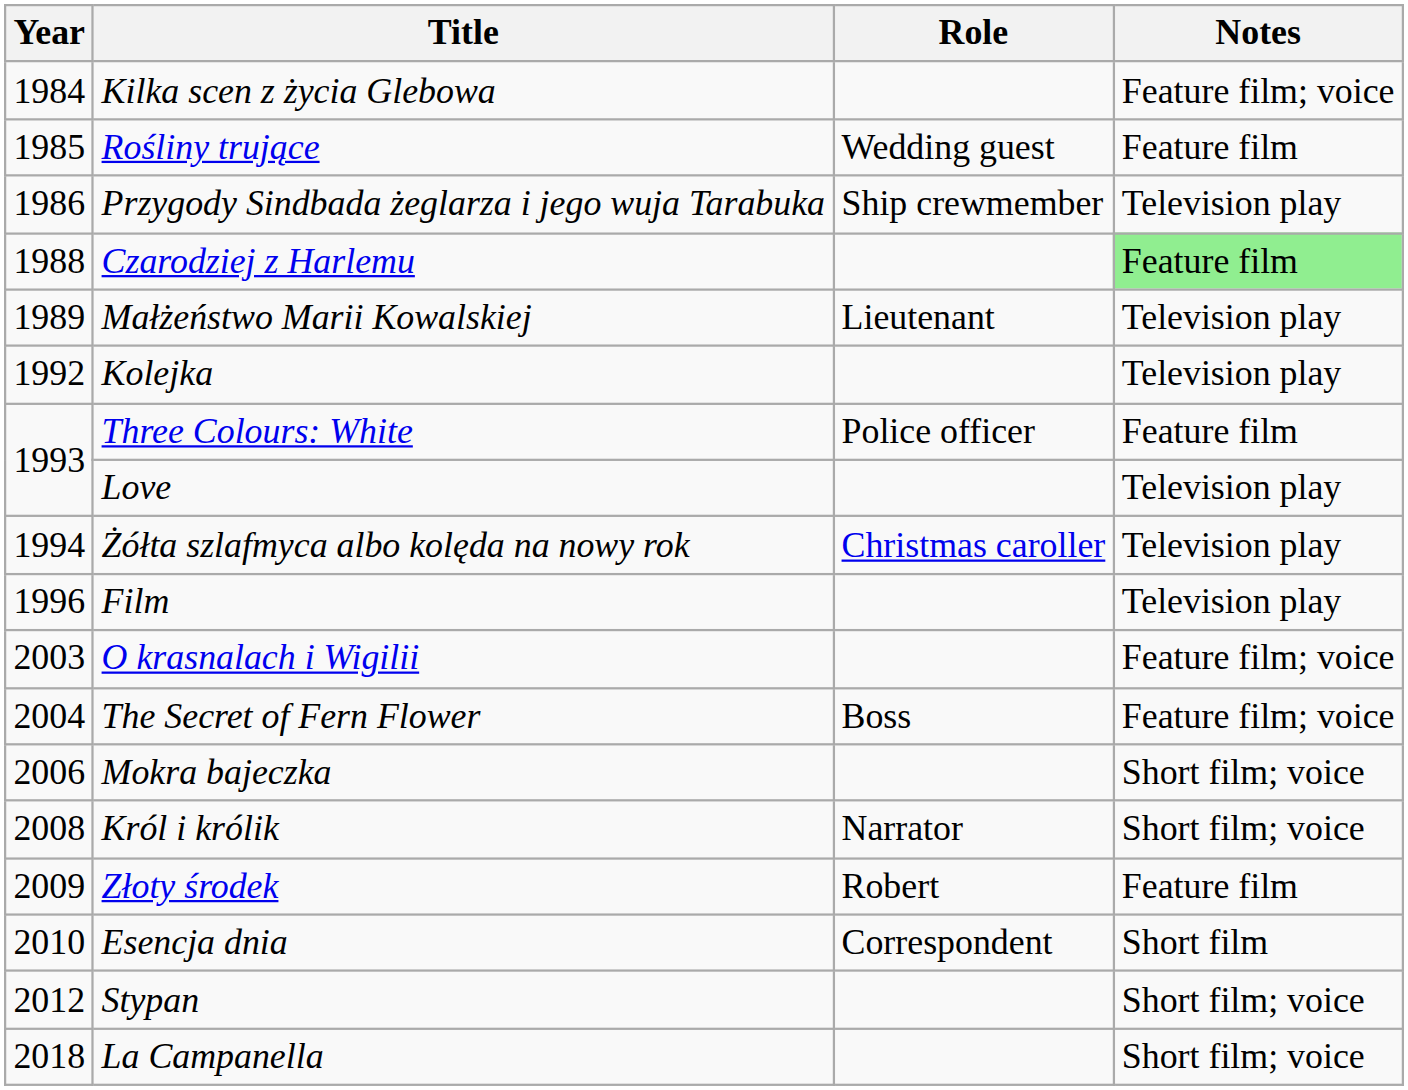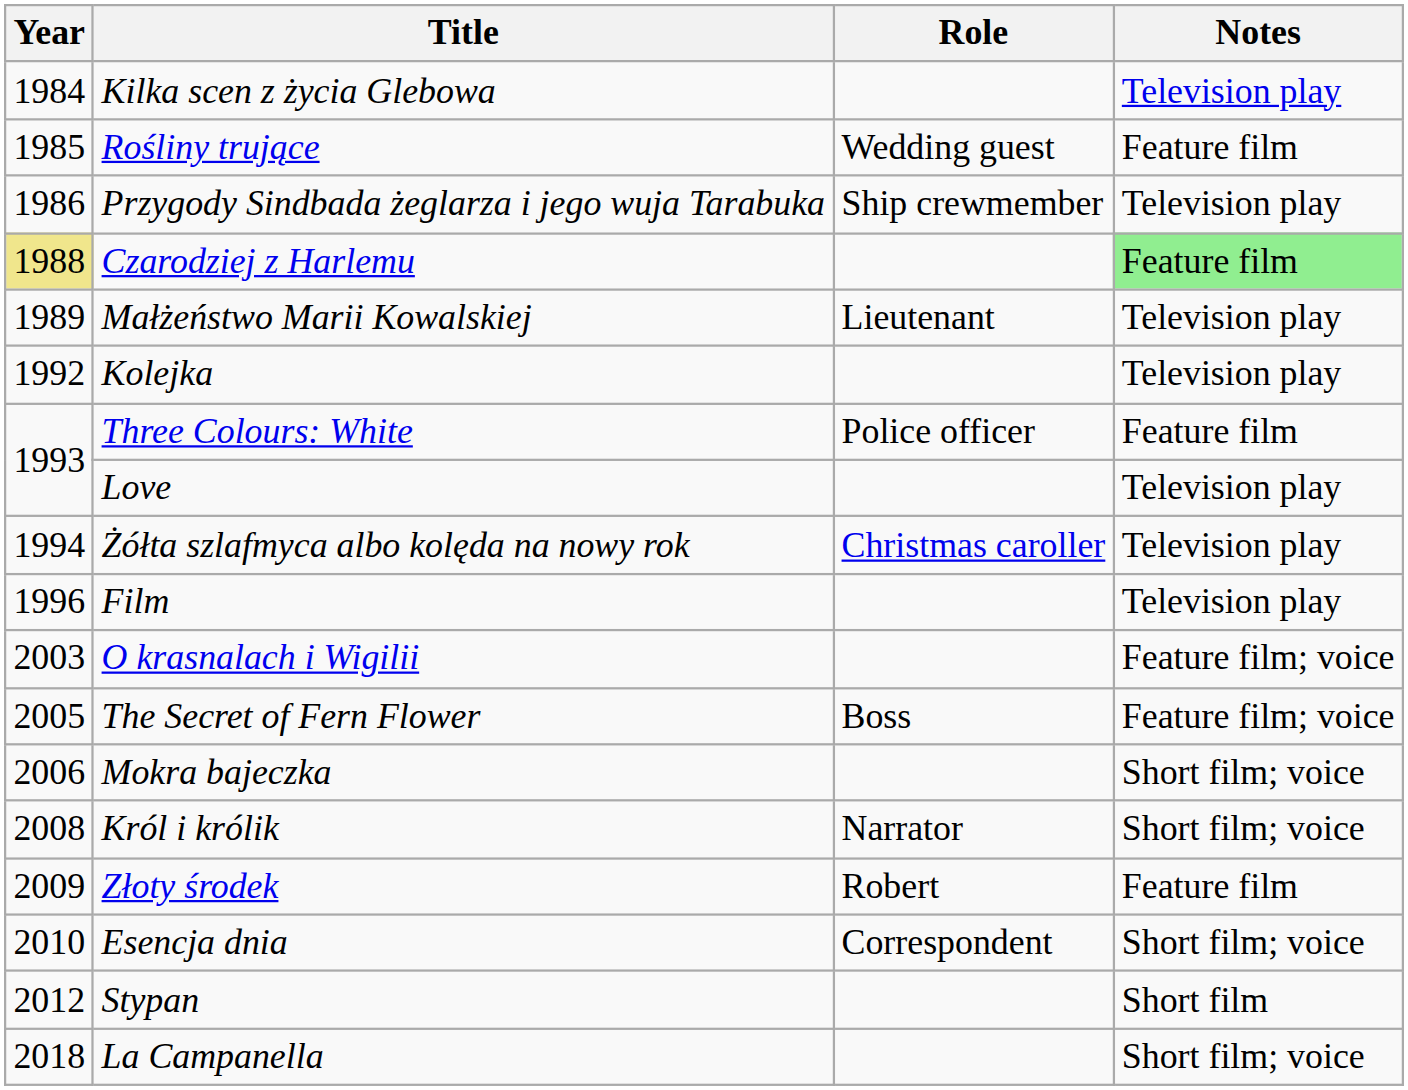(1258, 89) Feature film; voice -> (1232, 89) Television play
(49, 260) no background -> (49, 260) khaki background
(49, 714) 2004 -> (49, 714) 2005
(1195, 942) Short film -> (1243, 942) Short film; voice
(1243, 999) Short film; voice -> (1195, 999) Short film
